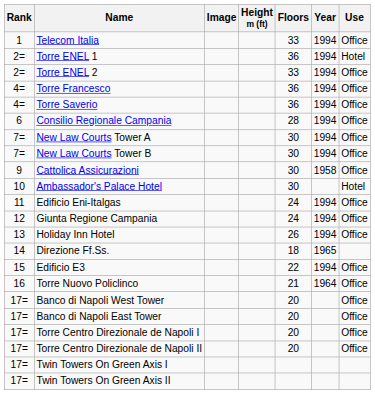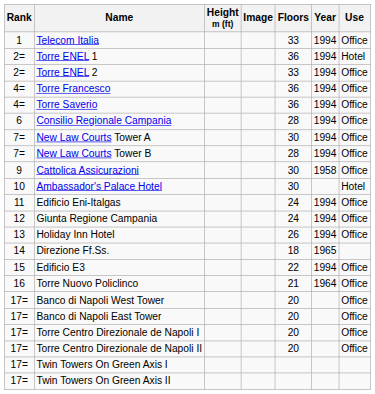columns swapped: (222, 18) <-> (257, 18)
(293, 154) 30 -> (293, 154) 28
